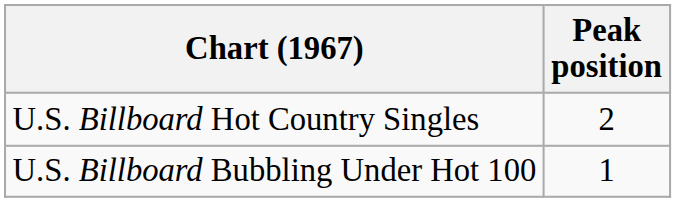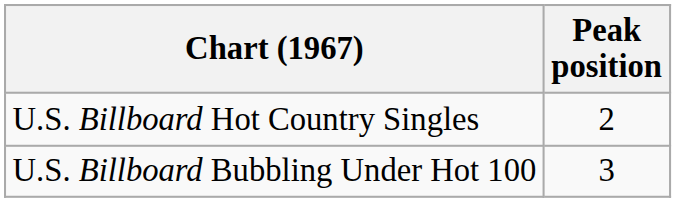(607, 170) 1 -> (607, 170) 3
